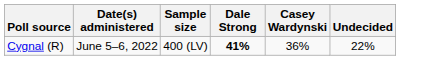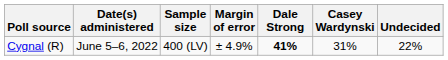+ column: (234, 21)
(298, 46) 36% -> (345, 46) 31%
